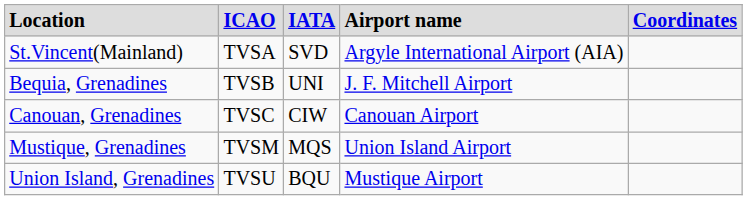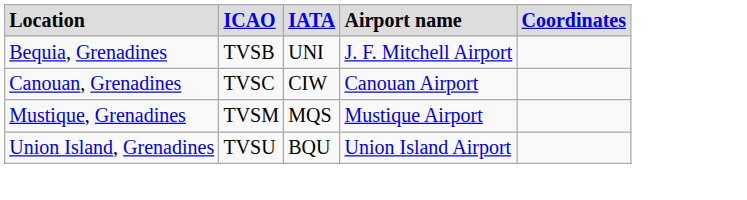- row: (96, 52)
(428, 147) Union Island Airport -> (414, 115) Mustique Airport
(414, 178) Mustique Airport -> (428, 147) Union Island Airport
